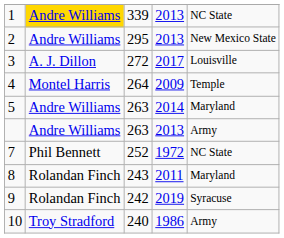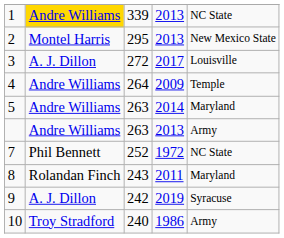(75, 38) Andre Williams -> (69, 38) Montel Harris
(69, 84) Montel Harris -> (75, 84) Andre Williams
(75, 198) Rolandan Finch -> (62, 198) A. J. Dillon
